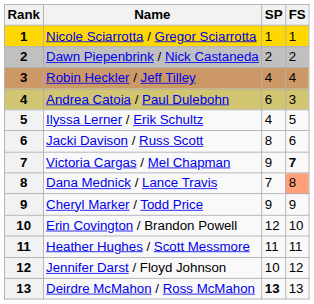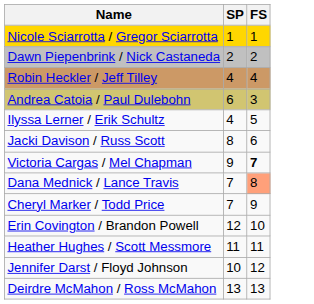- column: (24, 15)
(268, 204) 9 -> (230, 204) 7
(272, 288) bold -> (234, 288) normal
